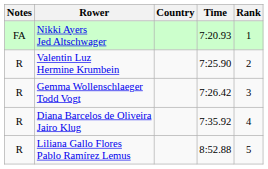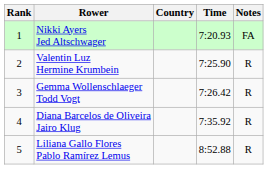columns swapped: (249, 12) <-> (19, 12)
